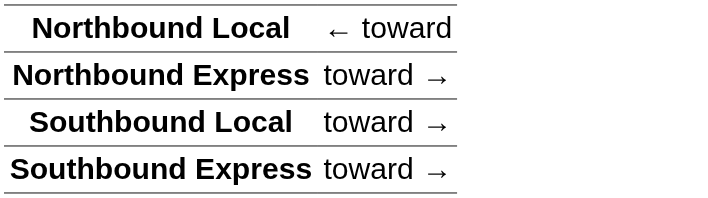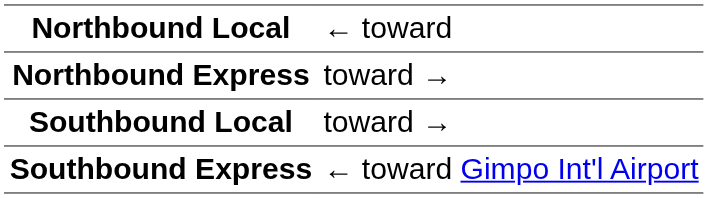(388, 168) toward → -> (511, 169) ← toward Gimpo Int'l Airport
